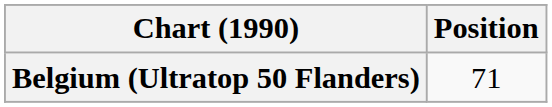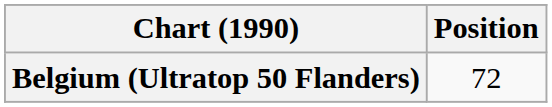(486, 76) 71 -> (486, 76) 72
